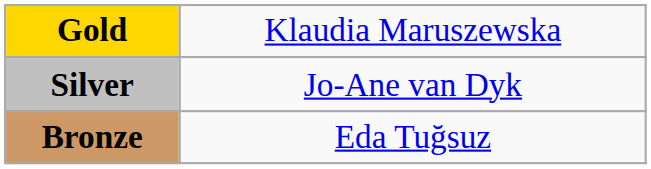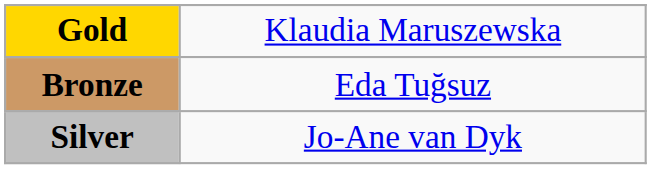rows swapped: (92, 83) <-> (92, 136)
